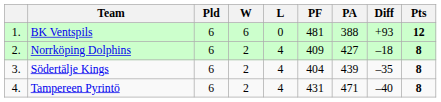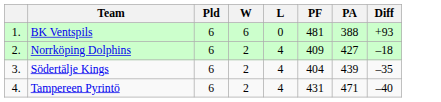- column: (419, 13)
